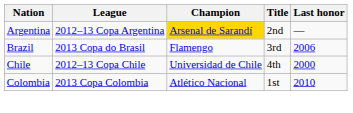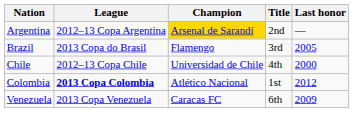(304, 47) 2006 -> (306, 47) 2005
(102, 82) normal -> (105, 82) bold
(304, 82) 2010 -> (306, 82) 2012
+ row: (29, 99)
